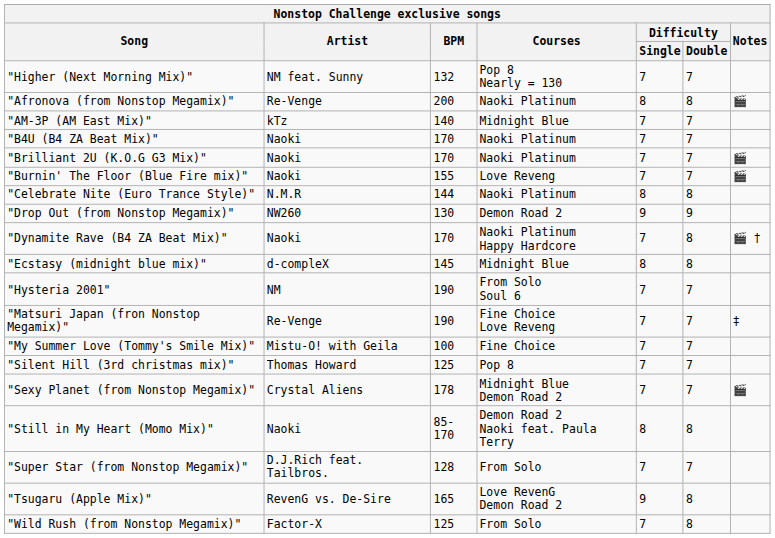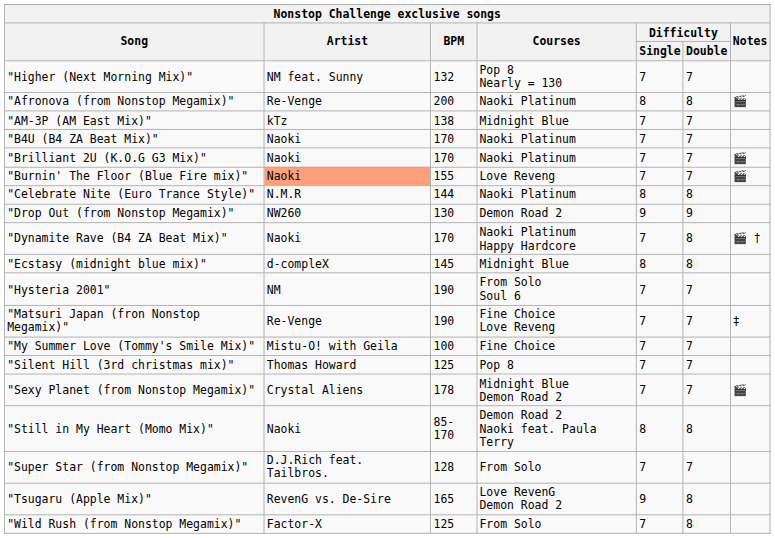(444, 120) 140 -> (444, 120) 138
(284, 176) no background -> (284, 176) lightsalmon background
